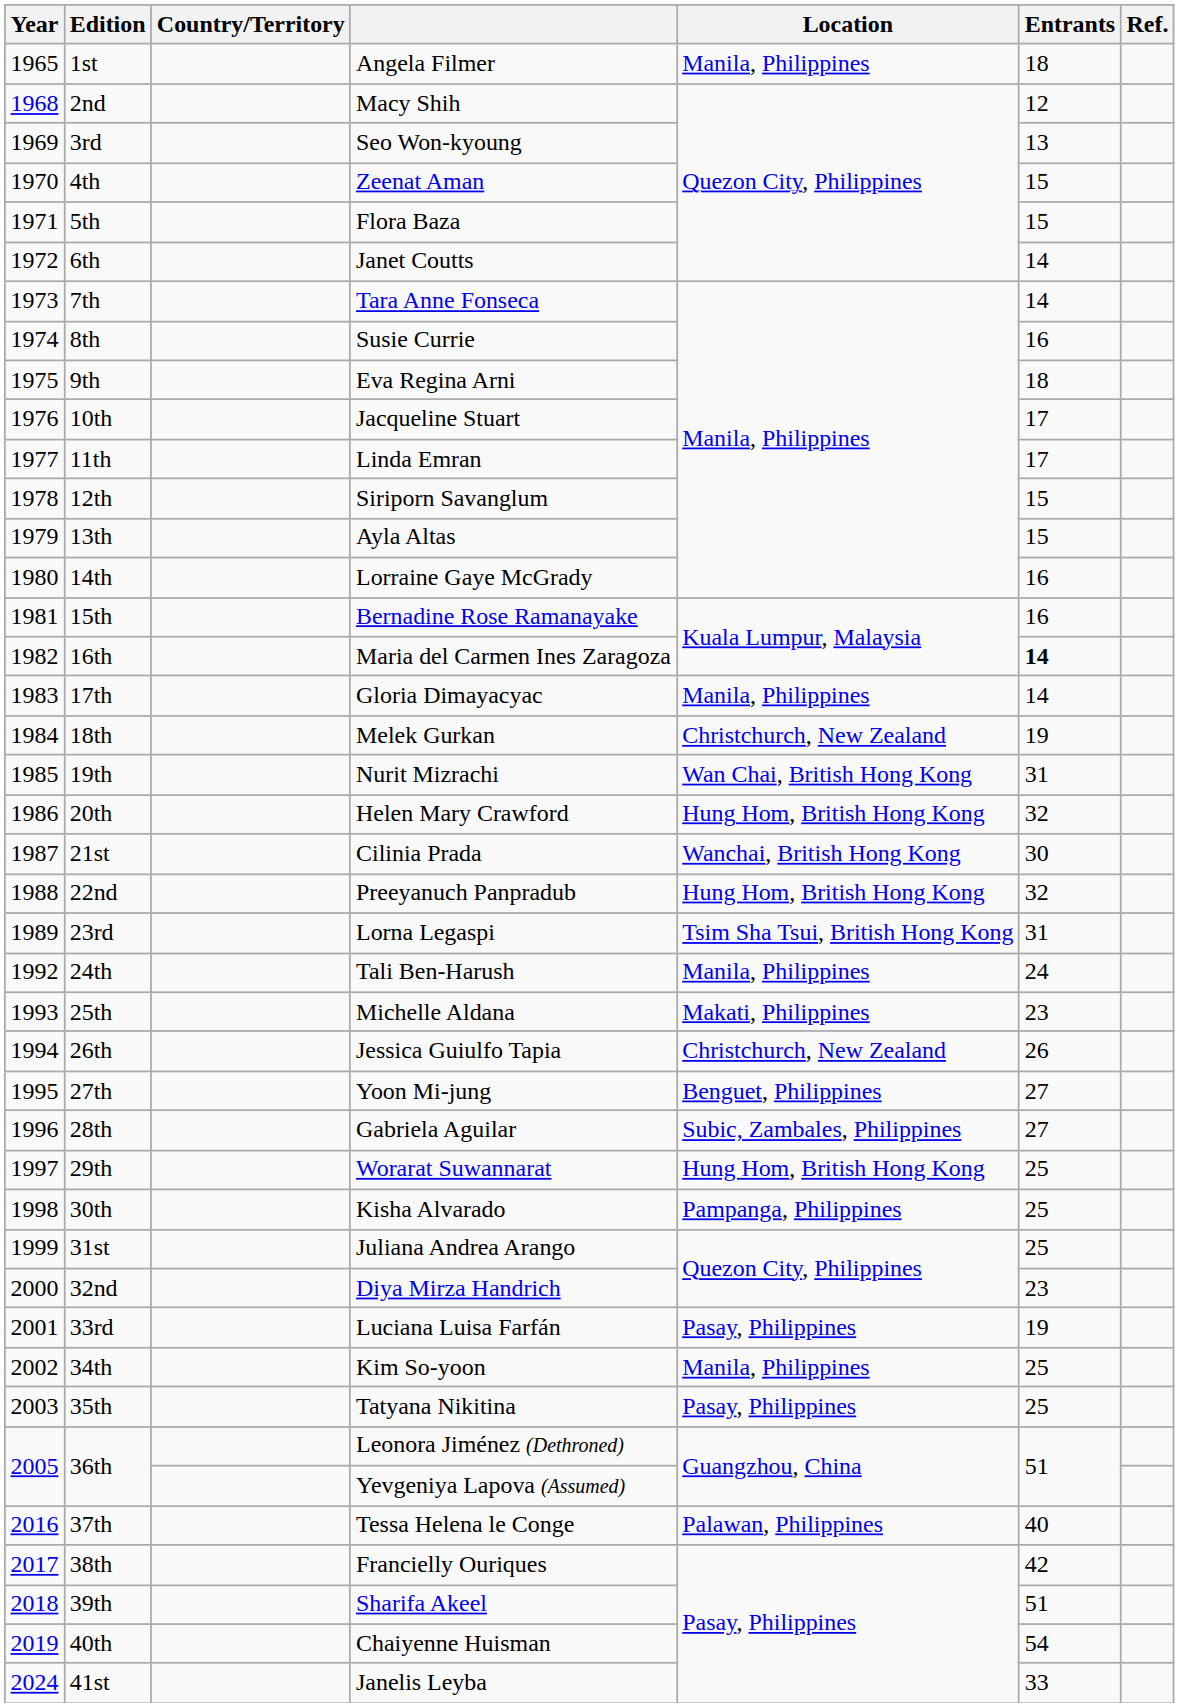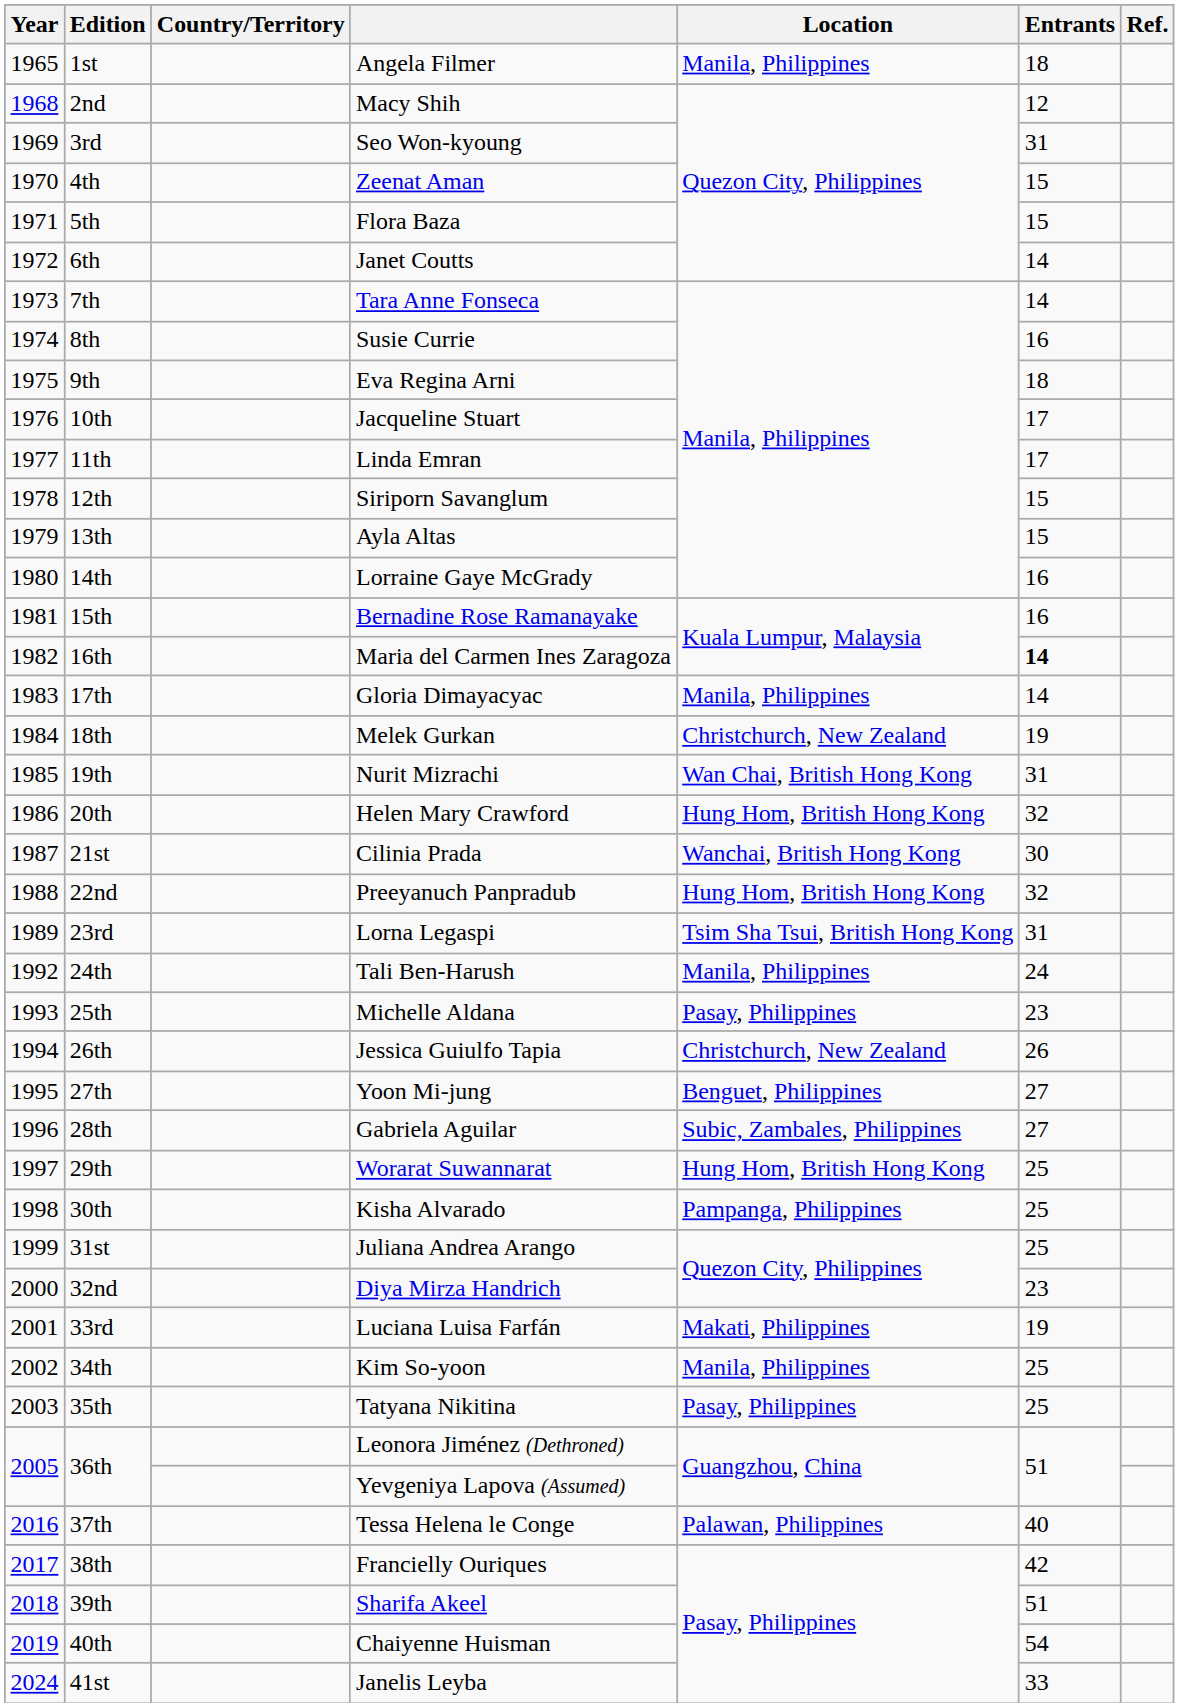(1037, 142) 13 -> (1037, 142) 31
(776, 1011) Makati, Philippines -> (769, 1011) Pasay, Philippines
(769, 1327) Pasay, Philippines -> (776, 1327) Makati, Philippines
